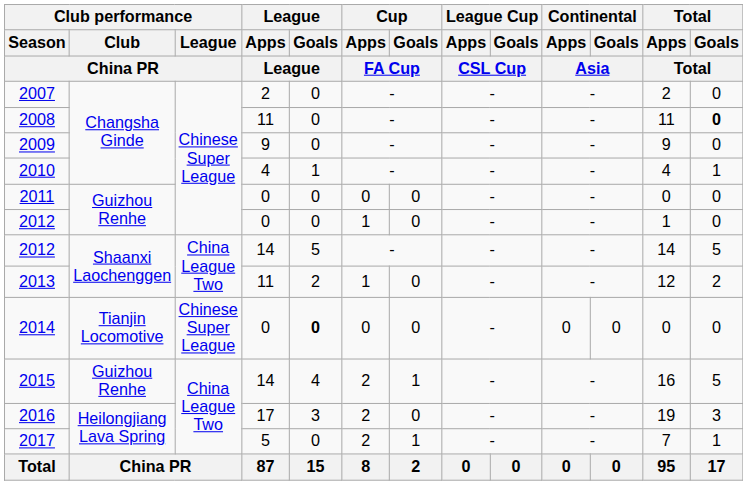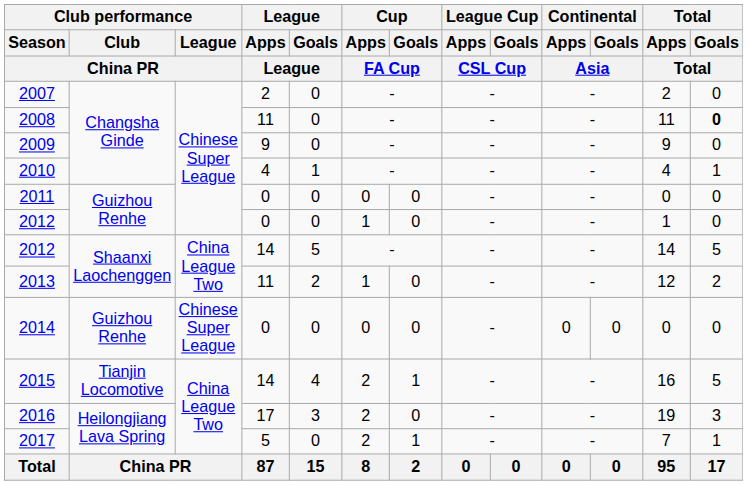(122, 328) Tianjin Locomotive -> (122, 328) Guizhou Renhe
(316, 328) bold -> (316, 328) normal
(122, 381) Guizhou Renhe -> (122, 381) Tianjin Locomotive
